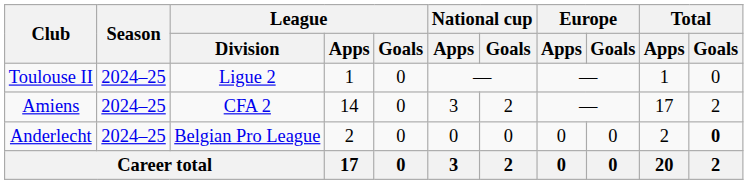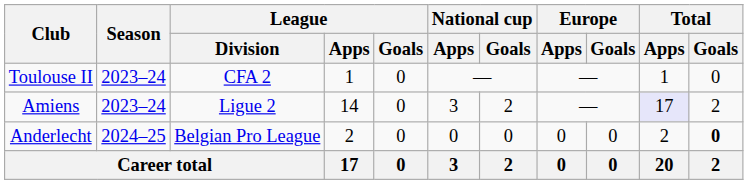(134, 77) 2024–25 -> (134, 77) 2023–24
(247, 77) Ligue 2 -> (247, 77) CFA 2
(134, 106) 2024–25 -> (134, 106) 2023–24
(247, 106) CFA 2 -> (247, 106) Ligue 2
(664, 106) no background -> (664, 106) lavender background
